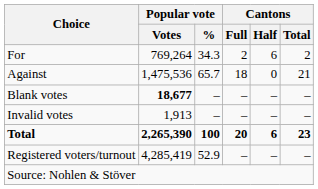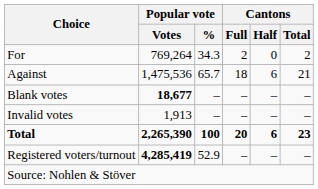(274, 54) 6 -> (274, 54) 0
(274, 74) 0 -> (274, 74) 6
(167, 154) normal -> (167, 154) bold
